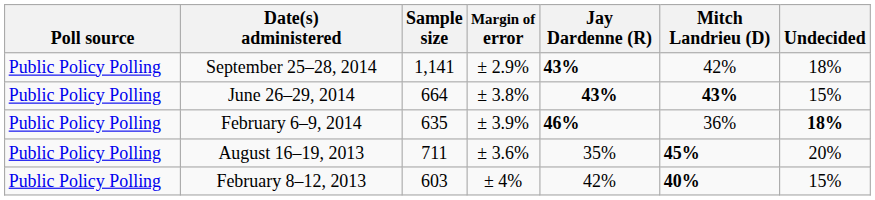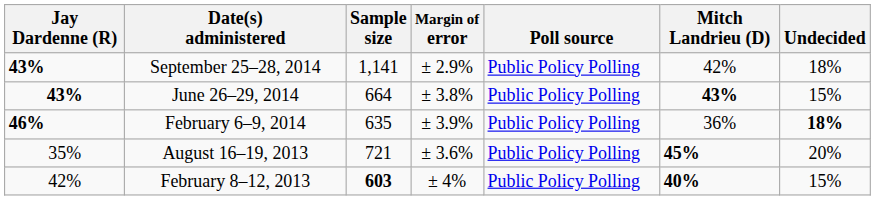columns swapped: (93, 38) <-> (600, 28)
(434, 152) 711 -> (378, 152) 721
(434, 180) normal -> (378, 180) bold
